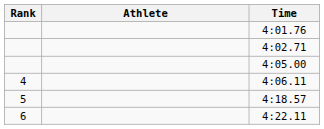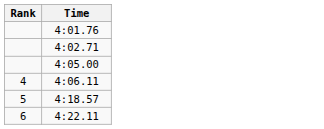- column: (146, 13)
